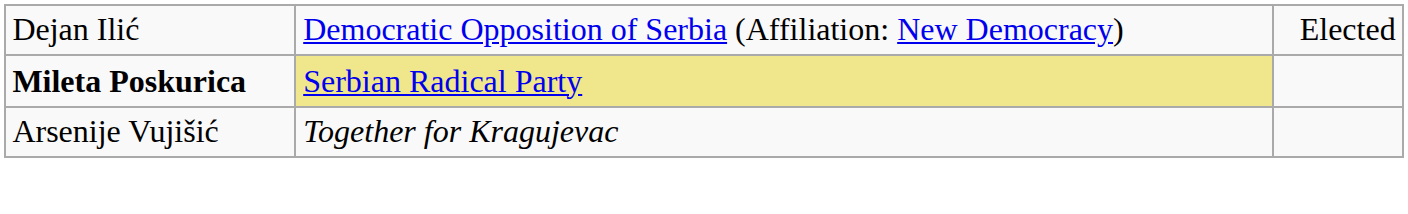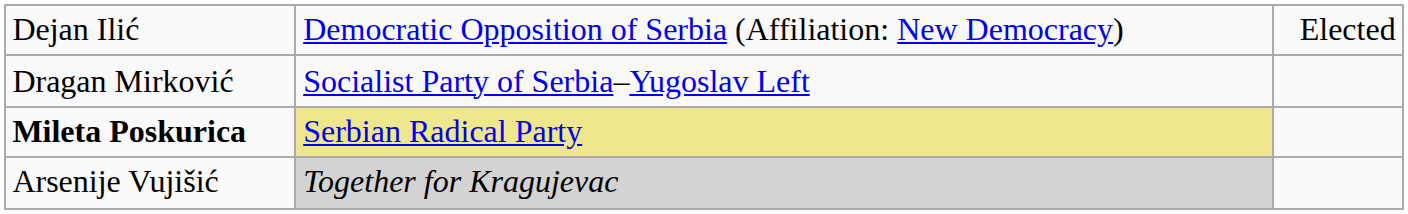+ row: (123, 80)
(461, 131) no background -> (461, 182) lightgrey background
